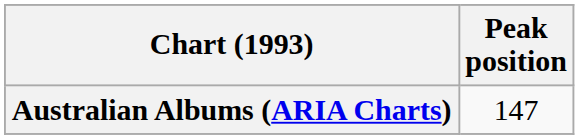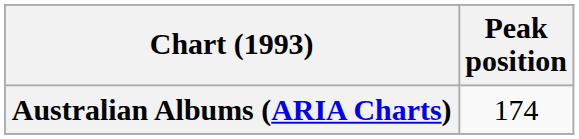(516, 109) 147 -> (516, 109) 174
